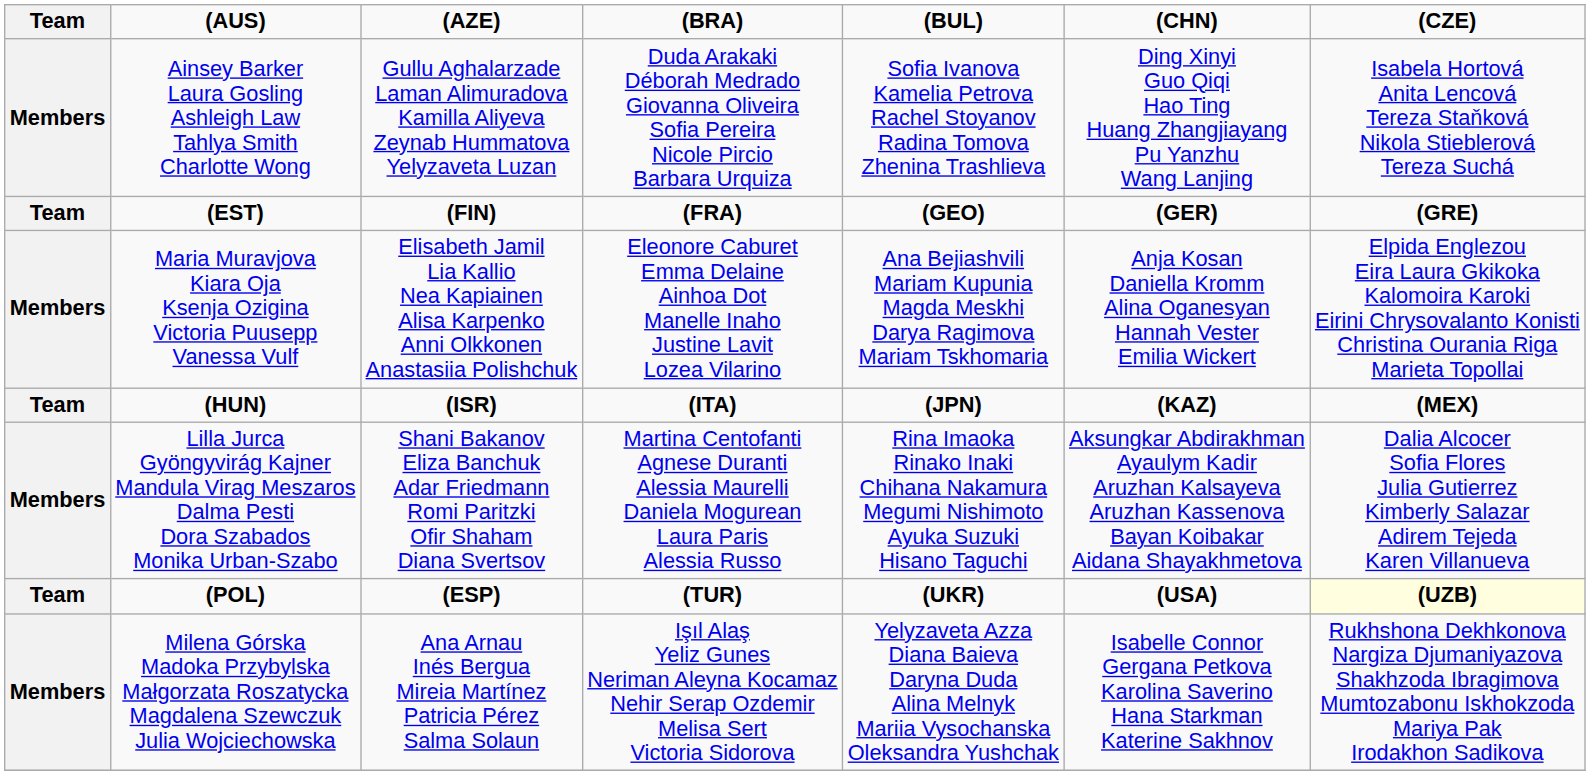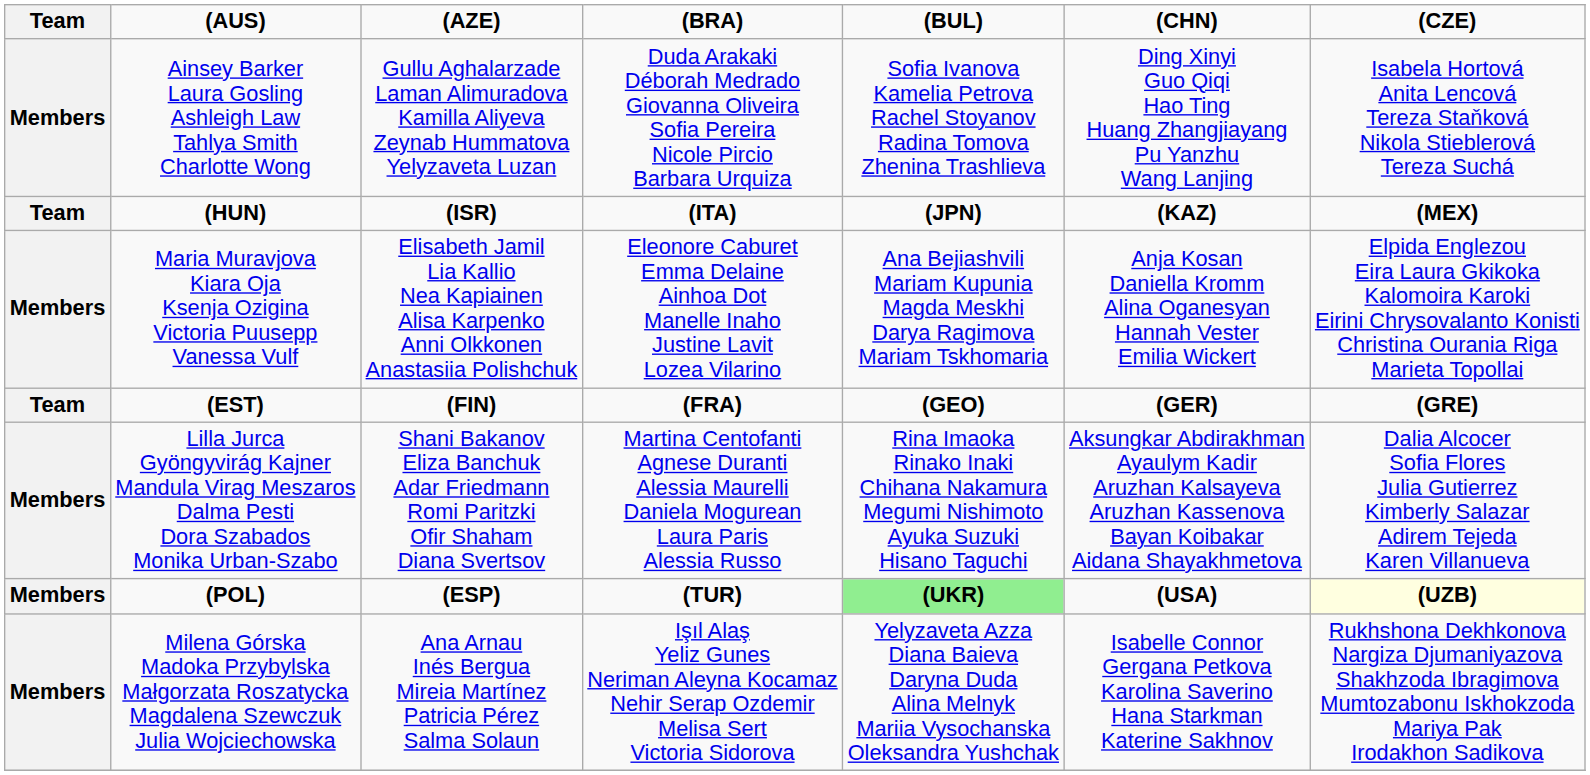rows swapped: (235, 213) <-> (235, 404)
(57, 596) Team -> (57, 596) Members
(953, 596) no background -> (953, 596) lightgreen background
